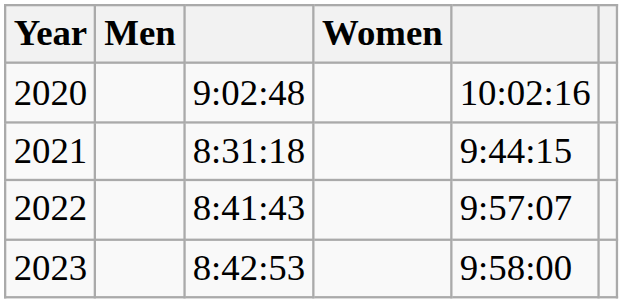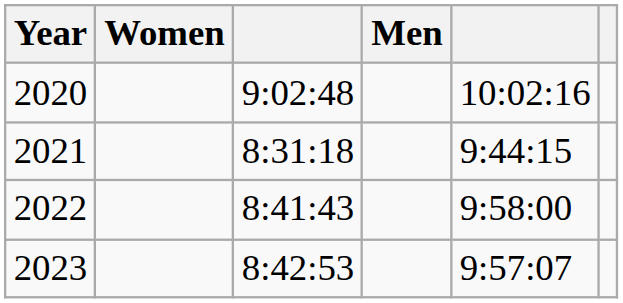columns swapped: (140, 33) <-> (382, 33)
(516, 208) 9:57:07 -> (516, 208) 9:58:00
(516, 267) 9:58:00 -> (516, 267) 9:57:07
